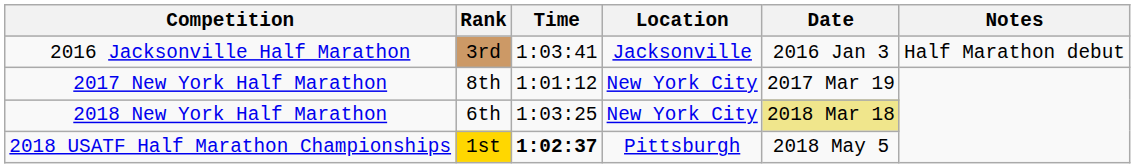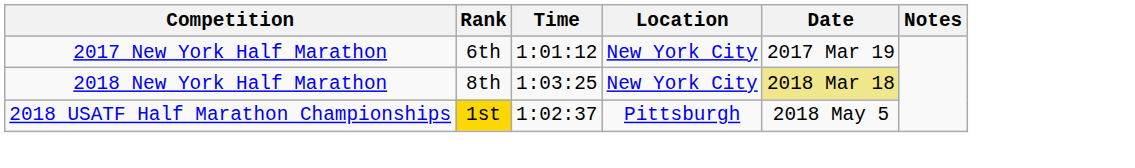- row: (230, 52)
(484, 84) 8th -> (484, 52) 6th
(484, 115) 6th -> (484, 84) 8th
(557, 147) bold -> (557, 115) normal
